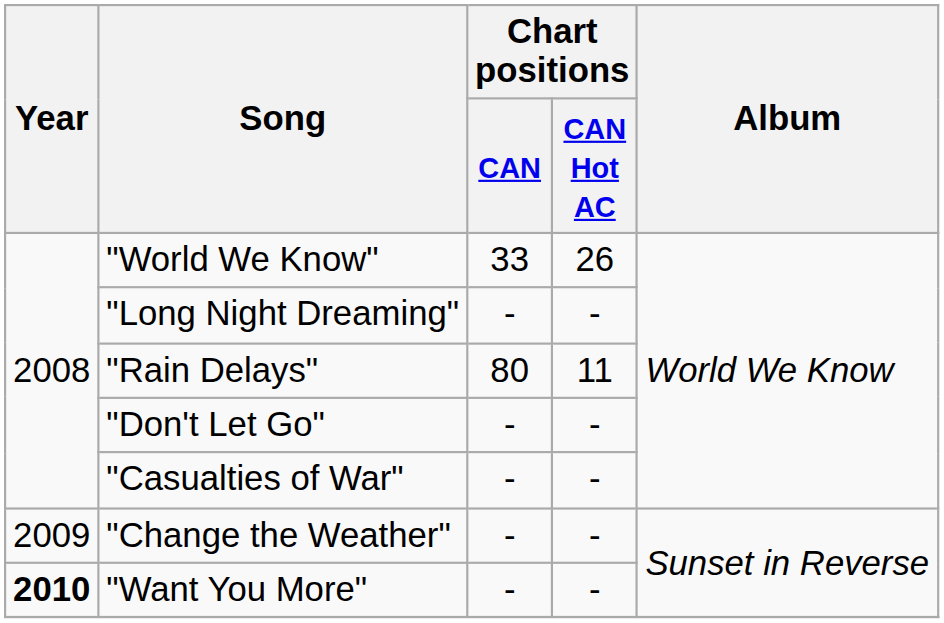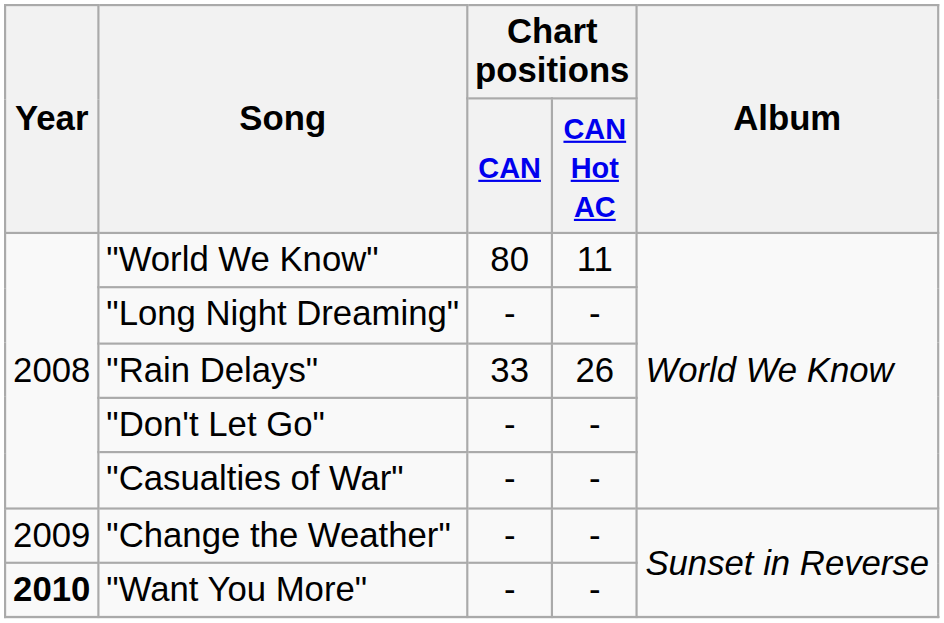(510, 259) 33 -> (510, 259) 80
(595, 259) 26 -> (595, 259) 11
(510, 369) 80 -> (510, 369) 33
(595, 369) 11 -> (595, 369) 26
